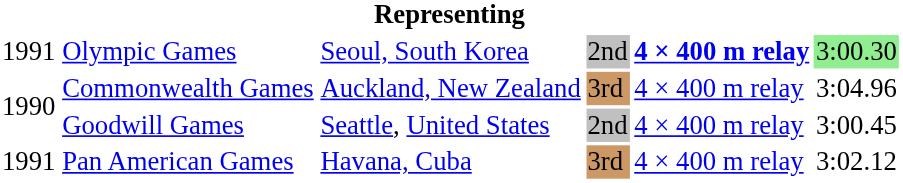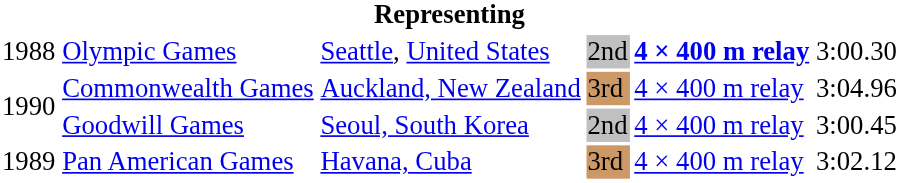(29, 51) 1991 -> (29, 51) 1988
(425, 51) Seoul, South Korea -> (435, 51) Seattle, United States
(856, 51) lightgreen background -> (856, 51) no background
(435, 124) Seattle, United States -> (425, 124) Seoul, South Korea
(29, 161) 1991 -> (29, 161) 1989
